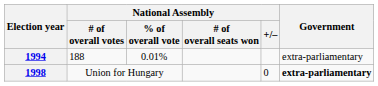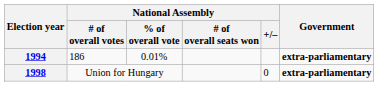(77, 56) 188 -> (77, 56) 186
(322, 56) normal -> (327, 56) bold
